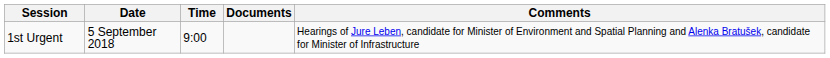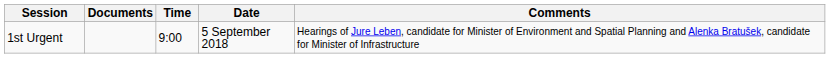columns swapped: (133, 13) <-> (259, 13)
